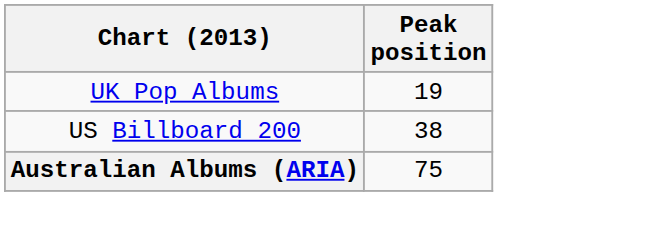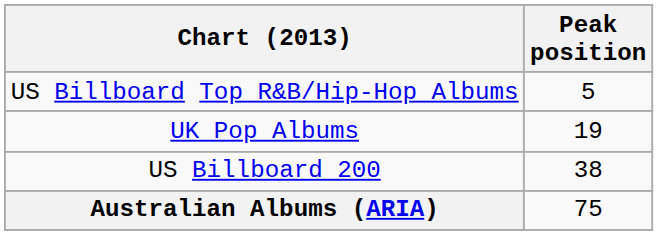+ row: (265, 92)
